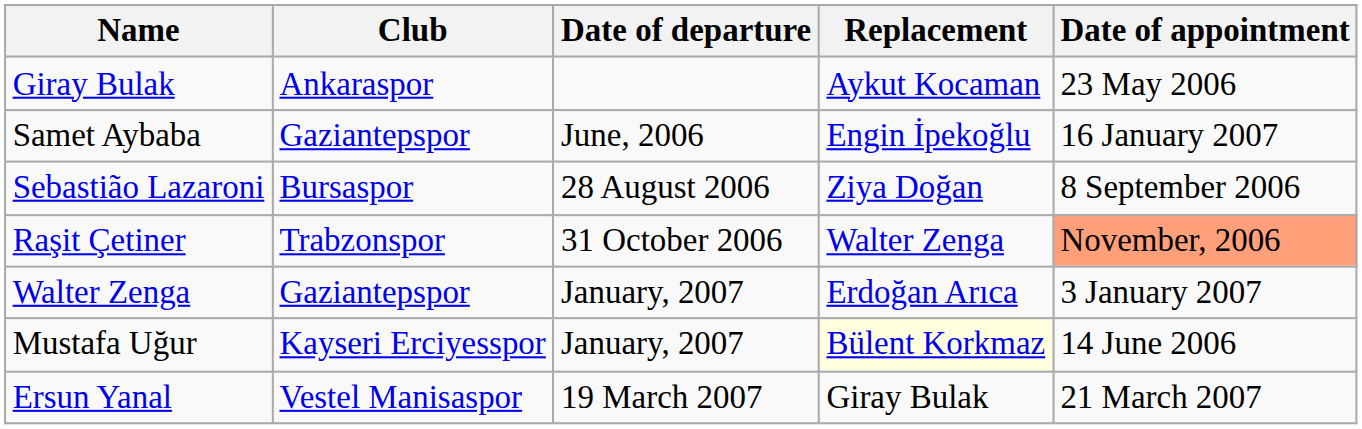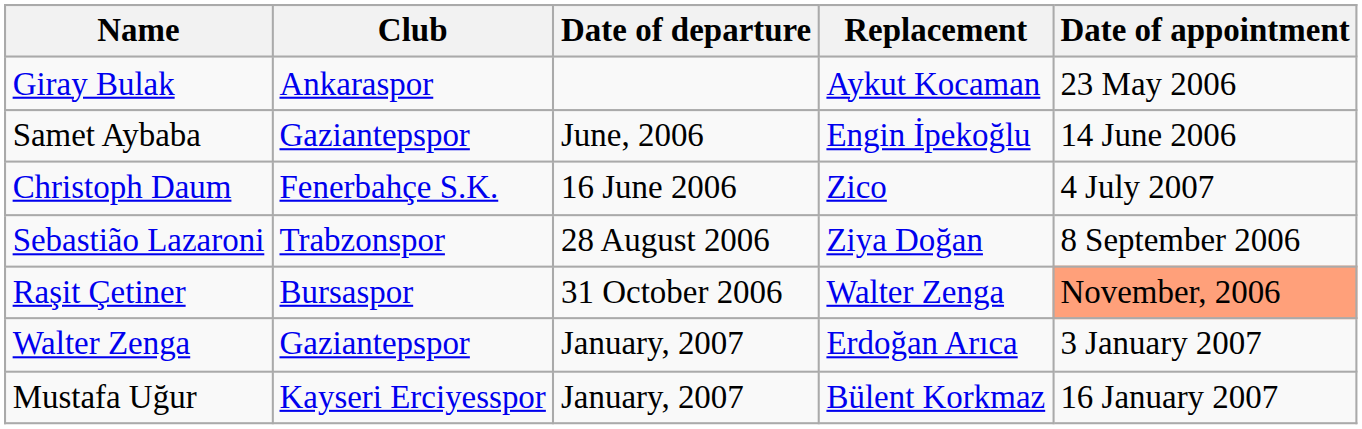(1169, 135) 16 January 2007 -> (1148, 135) 14 June 2006
+ row: (122, 187)
(346, 187) Bursaspor -> (362, 239) Trabzonspor
(362, 239) Trabzonspor -> (346, 291) Bursaspor
(936, 344) lightyellow background -> (936, 396) no background
(1148, 344) 14 June 2006 -> (1169, 396) 16 January 2007
- row: (92, 396)
